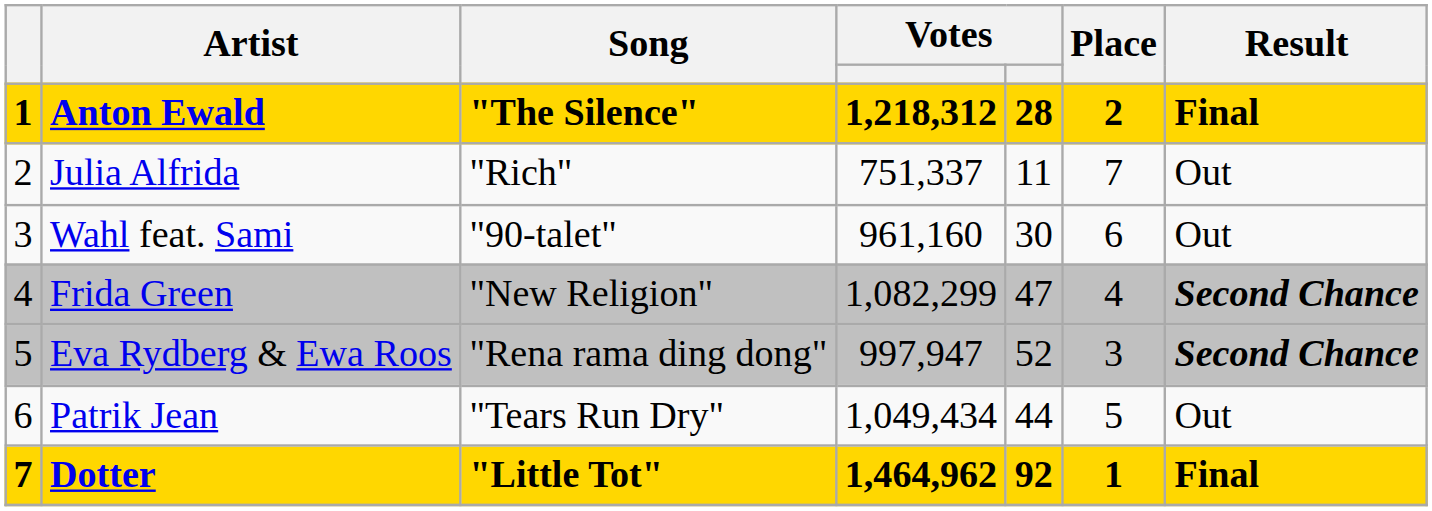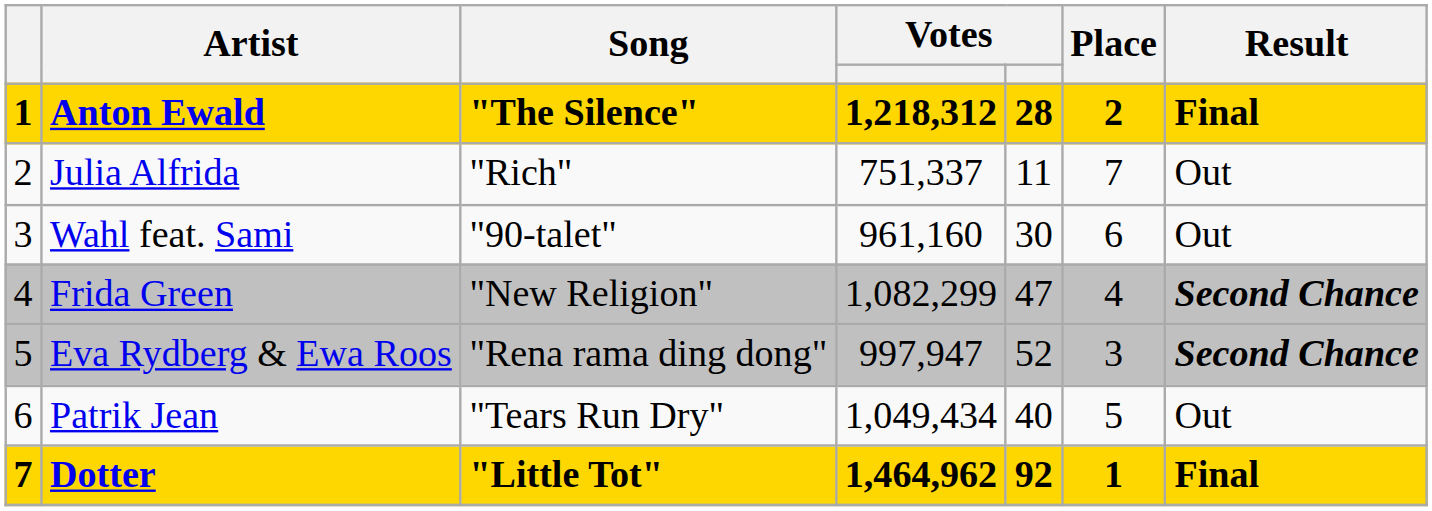(1034, 414) 44 -> (1034, 414) 40
